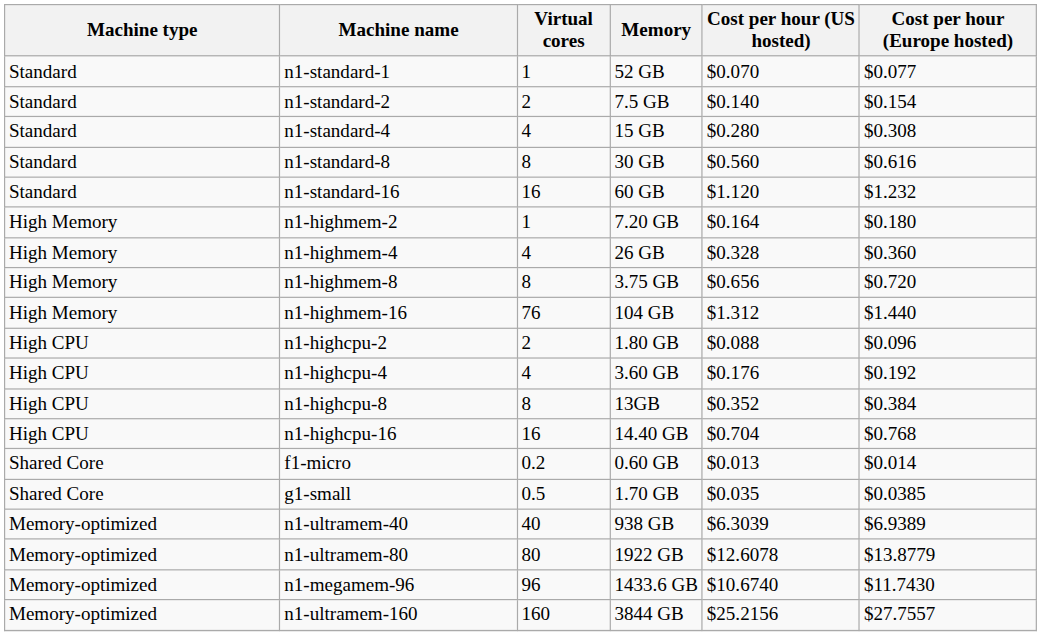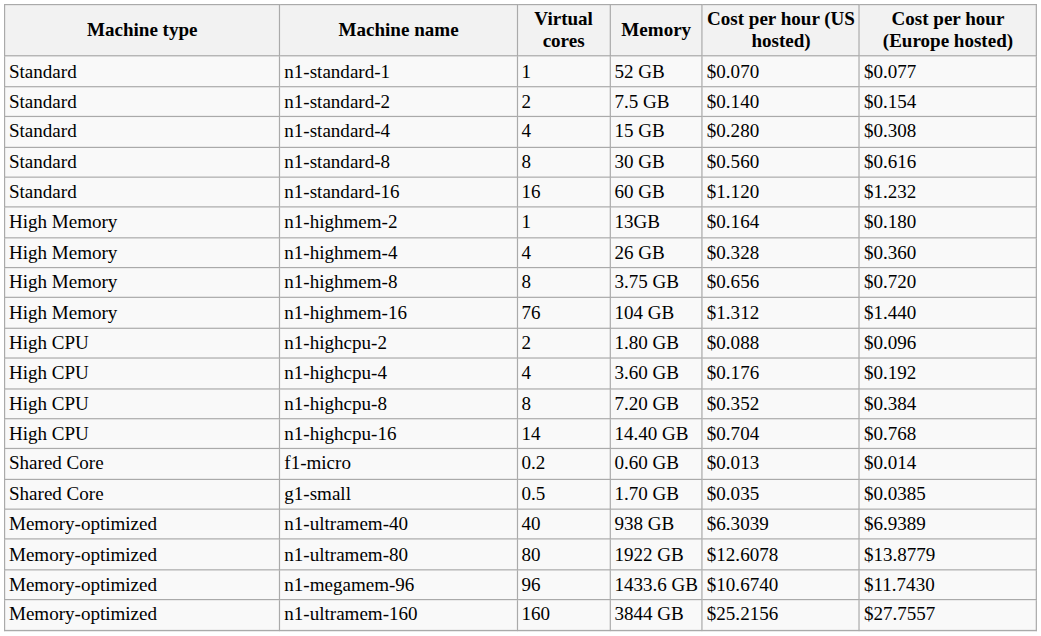(647, 222) 7.20 GB -> (637, 222) 13GB
(637, 403) 13GB -> (647, 403) 7.20 GB
(531, 433) 16 -> (531, 433) 14
